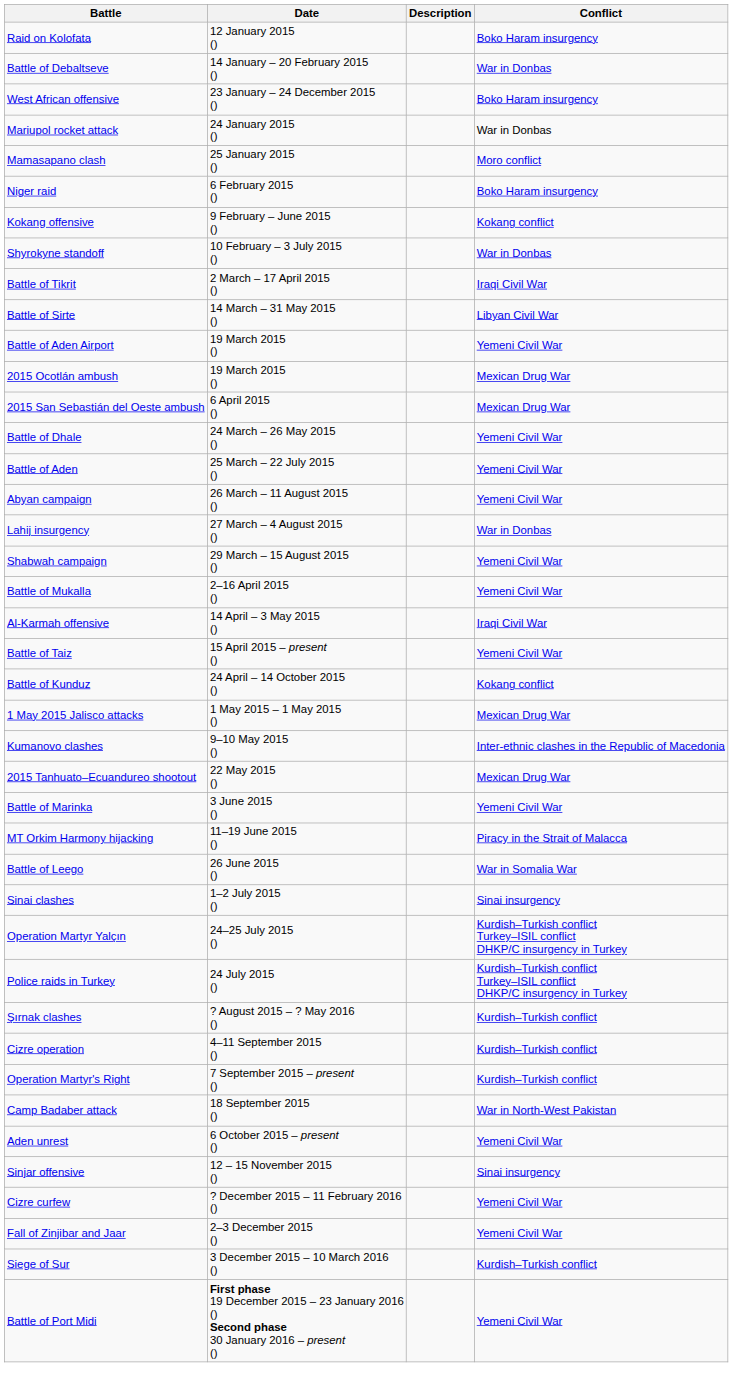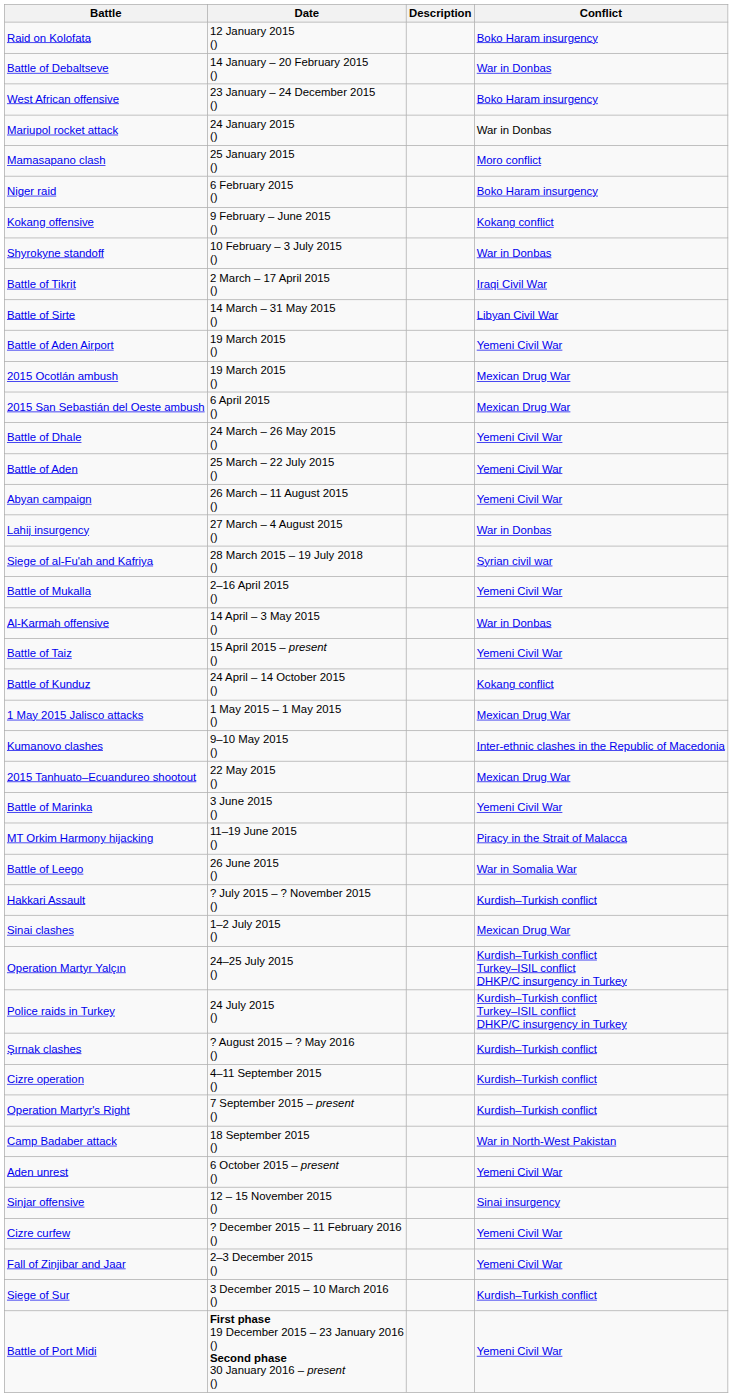+ row: (80, 561)
- row: (57, 561)
(512, 623) Iraqi Civil War -> (514, 623) War in Donbas
+ row: (46, 900)
(518, 900) Sinai insurgency -> (524, 931) Mexican Drug War
